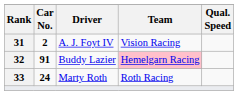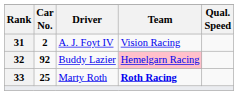(45, 60) 91 -> (45, 60) 92
(45, 77) 24 -> (45, 77) 25
(147, 77) normal -> (149, 77) bold
